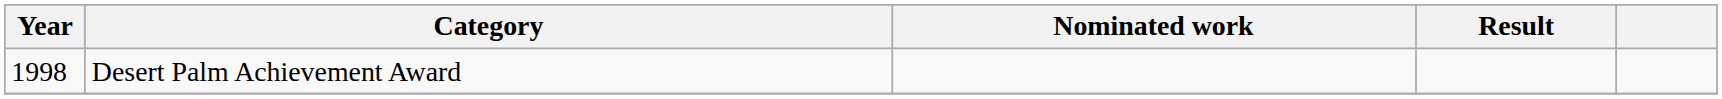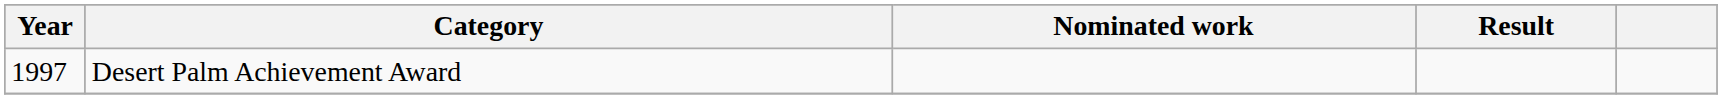(39, 70) 1998 -> (39, 70) 1997
